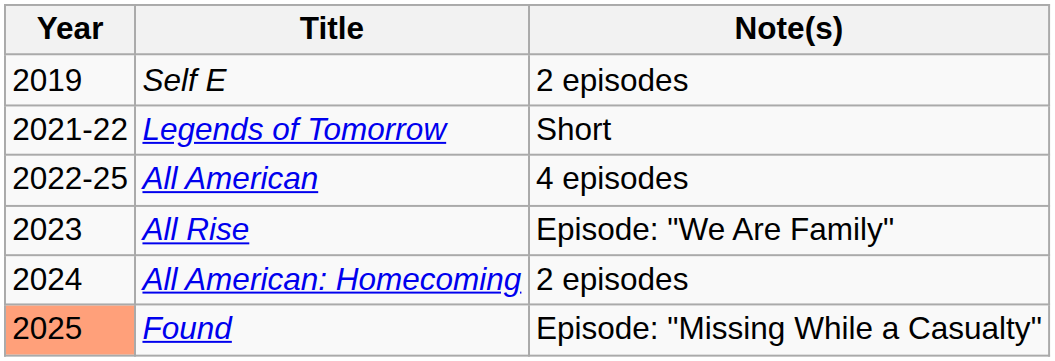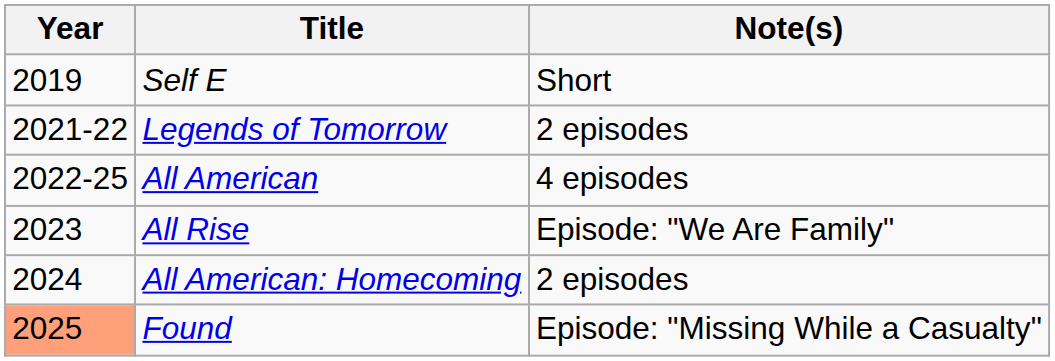(612, 79) 2 episodes -> (574, 79) Short
(574, 129) Short -> (612, 129) 2 episodes
